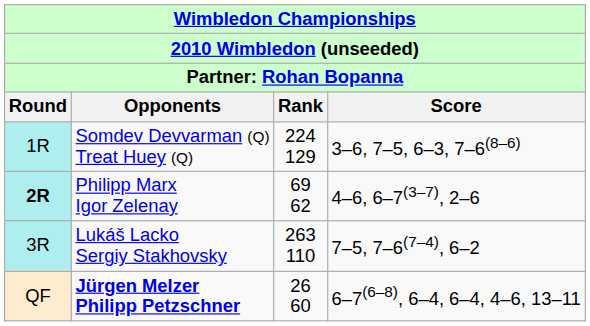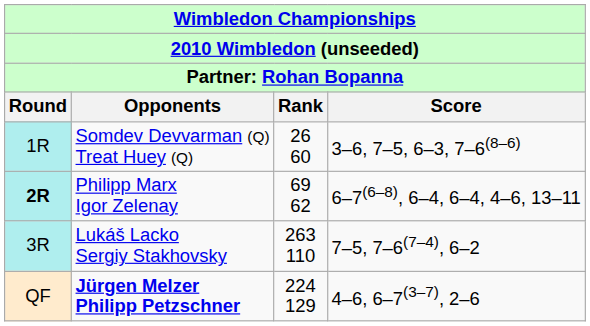(300, 146) 224 129 -> (300, 146) 26 60
(406, 196) 4–6, 6–7(3–7), 2–6 -> (456, 196) 6–7(6–8), 6–4, 6–4, 4–6, 13–11
(300, 295) 26 60 -> (300, 295) 224 129
(456, 295) 6–7(6–8), 6–4, 6–4, 4–6, 13–11 -> (406, 295) 4–6, 6–7(3–7), 2–6
